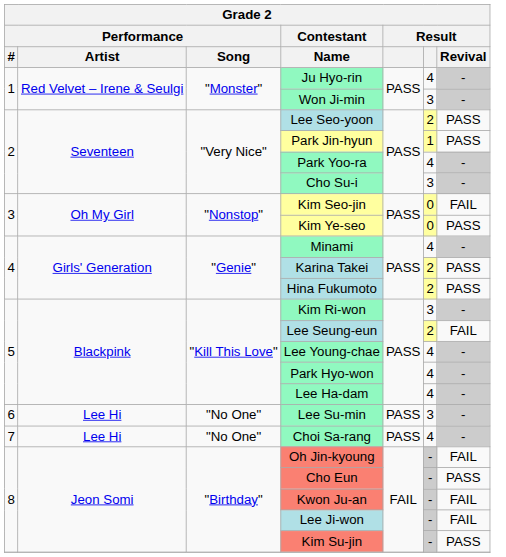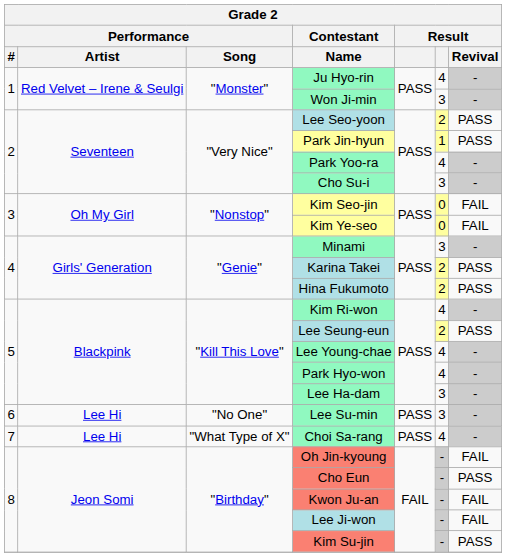(463, 225) PASS -> (475, 225) FAIL
(430, 246) 4 -> (442, 246) 3
(430, 309) 3 -> (442, 309) 4
(463, 330) FAIL -> (475, 330) PASS
(430, 394) 4 -> (442, 394) 3
(234, 436) "No One" -> (240, 436) "What Type of X"
